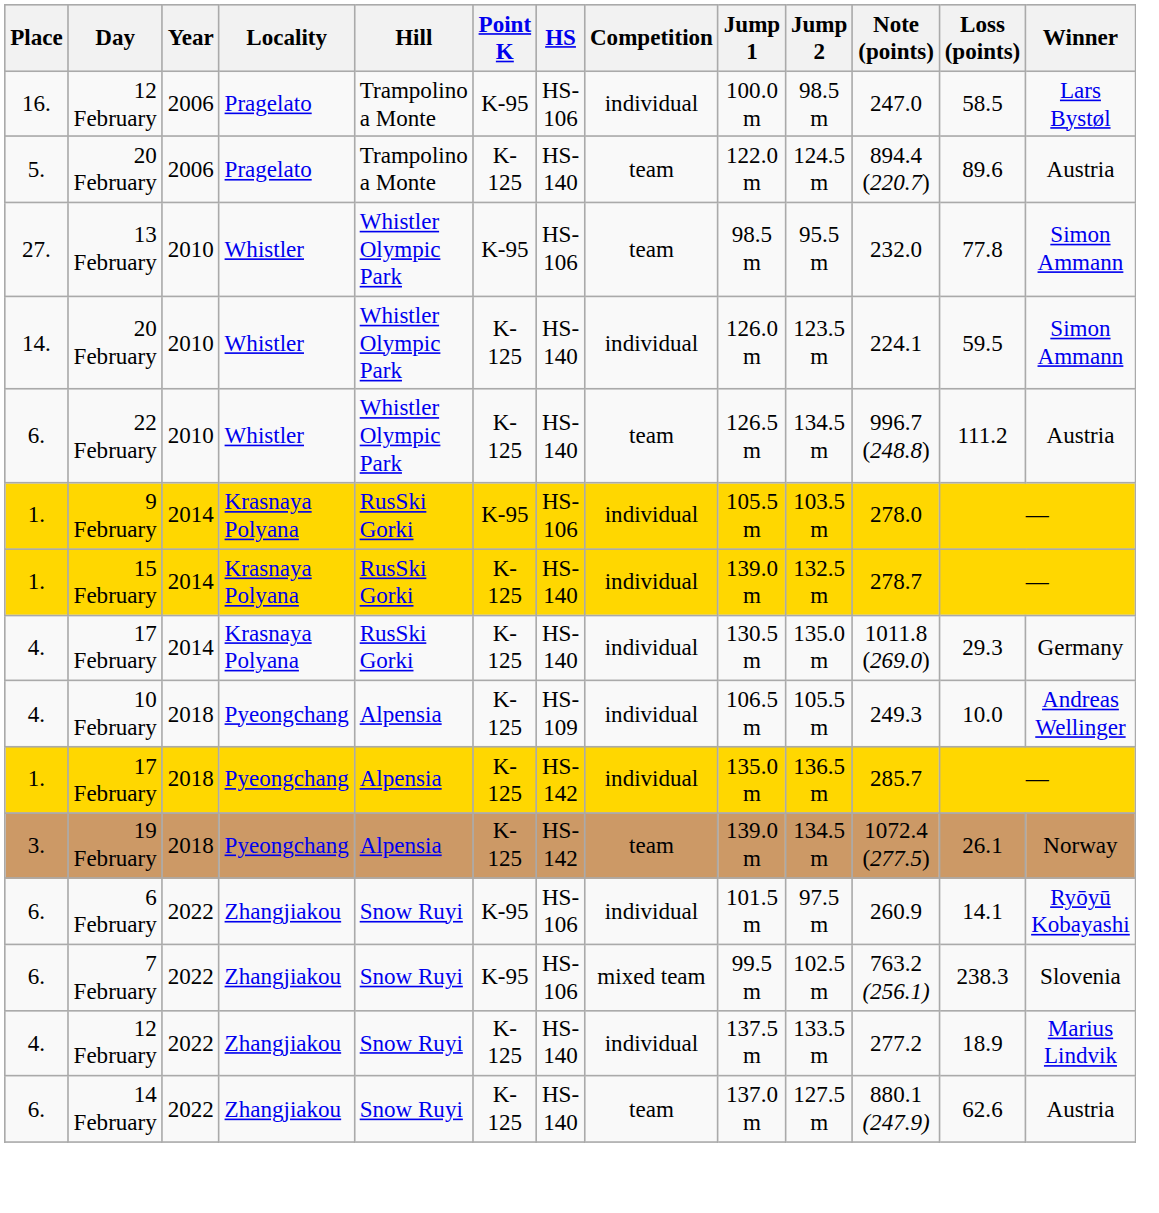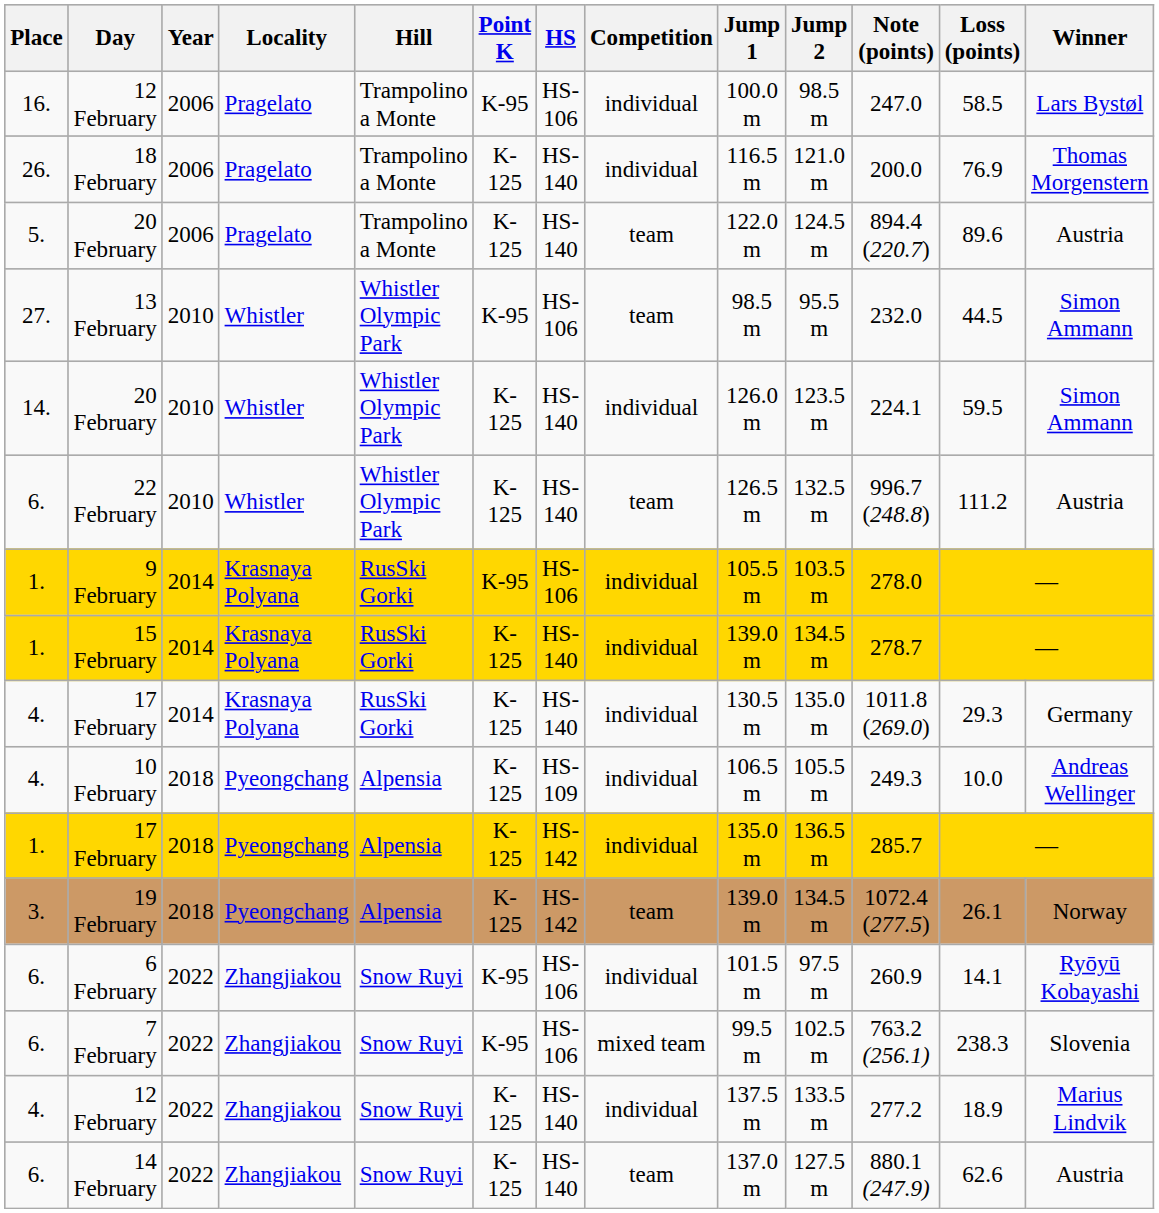+ row: (36, 169)
(982, 249) 77.8 -> (982, 315) 44.5
(819, 436) 134.5 m -> (819, 502) 132.5 m
(819, 581) 132.5 m -> (819, 647) 134.5 m
